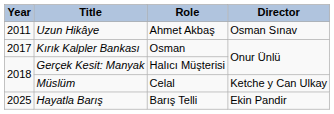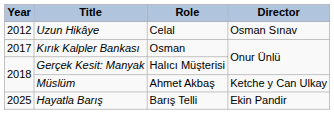(19, 30) 2011 -> (19, 30) 2012
(182, 30) Ahmet Akbaş -> (162, 30) Celal
(162, 83) Celal -> (182, 83) Ahmet Akbaş
